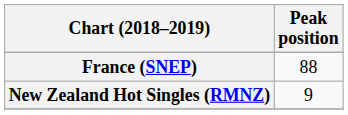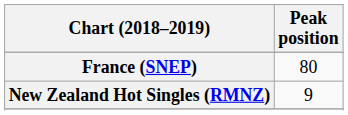(308, 66) 88 -> (308, 66) 80
